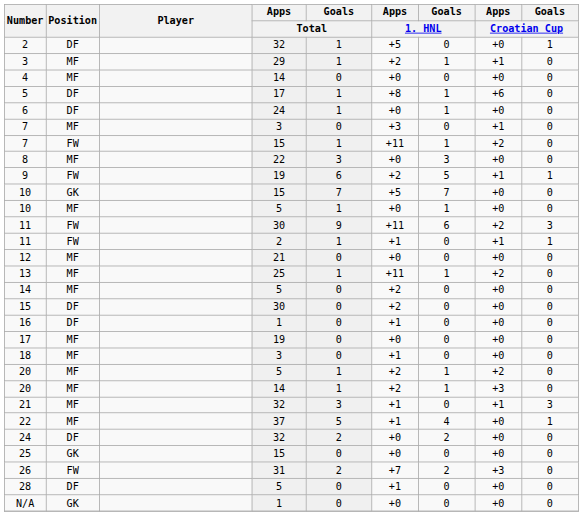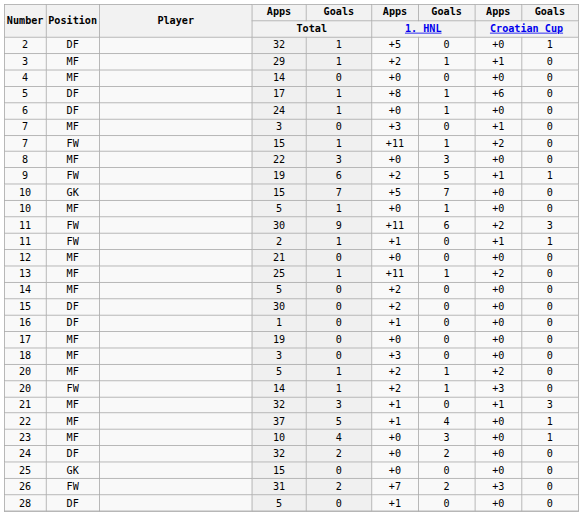(395, 356) +1 -> (395, 356) +3
(73, 389) MF -> (73, 389) FW
+ row: (25, 438)
- row: (25, 503)
